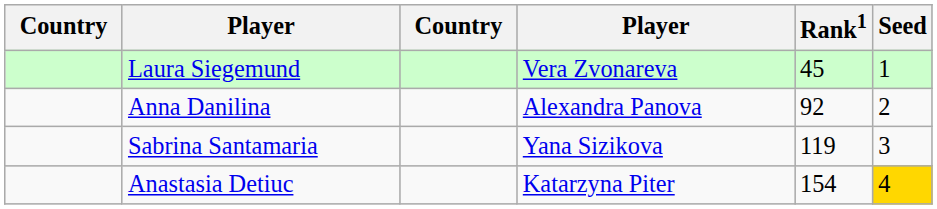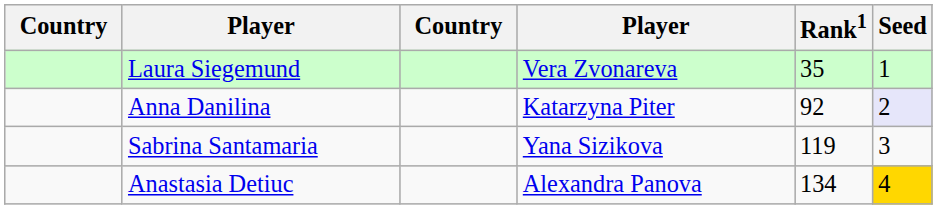(812, 68) 45 -> (812, 68) 35
(612, 107) Alexandra Panova -> (599, 107) Katarzyna Piter
(884, 107) no background -> (884, 107) lavender background
(599, 184) Katarzyna Piter -> (612, 184) Alexandra Panova
(818, 184) 154 -> (818, 184) 134
